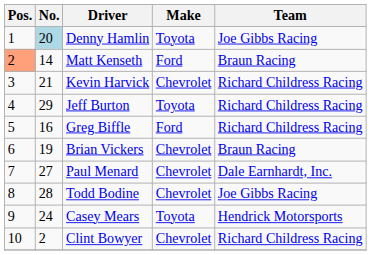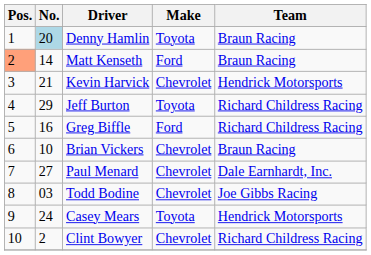(268, 37) Joe Gibbs Racing -> (257, 37) Braun Racing
(290, 82) Richard Childress Racing -> (280, 82) Hendrick Motorsports
(46, 149) 19 -> (46, 149) 10
(46, 194) 28 -> (46, 194) 03
